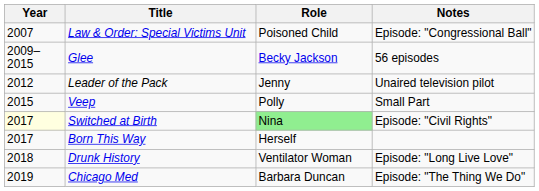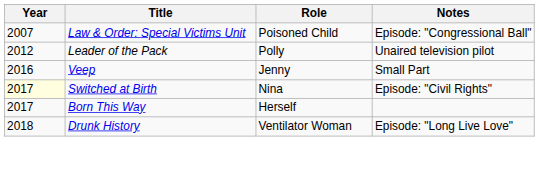- row: (81, 58)
(274, 83) Jenny -> (271, 51) Polly
(20, 102) 2015 -> (20, 70) 2016
(271, 102) Polly -> (274, 70) Jenny
(271, 121) lightgreen background -> (271, 88) no background
- row: (103, 177)
